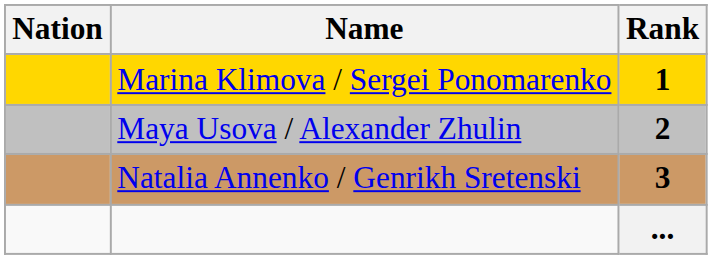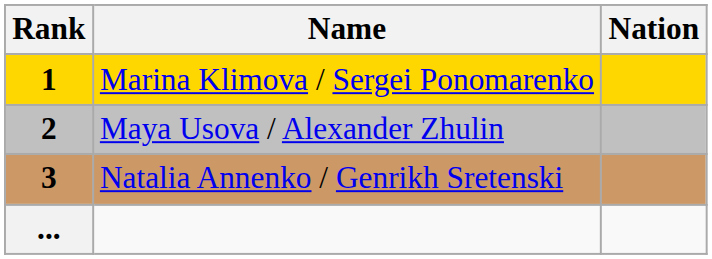columns swapped: (663, 29) <-> (58, 29)
